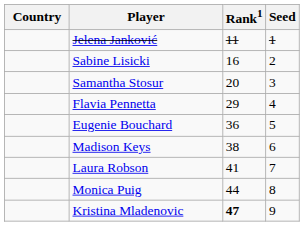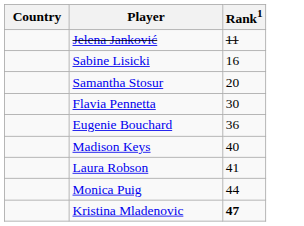- column: (282, 16)
(232, 104) 29 -> (232, 104) 30
(232, 146) 38 -> (232, 146) 40
